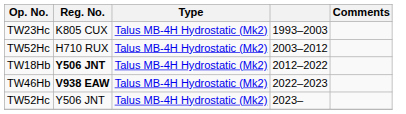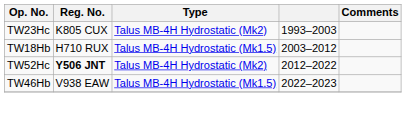(28, 48) TW52Hc -> (29, 48) TW18Hb
(191, 48) Talus MB-4H Hydrostatic (Mk2) -> (195, 48) Talus MB-4H Hydrostatic (Mk1.5)
(29, 65) TW18Hb -> (28, 65) TW52Hc
(83, 83) bold -> (82, 83) normal
(191, 83) Talus MB-4H Hydrostatic (Mk2) -> (195, 83) Talus MB-4H Hydrostatic (Mk1.5)
- row: (288, 100)
